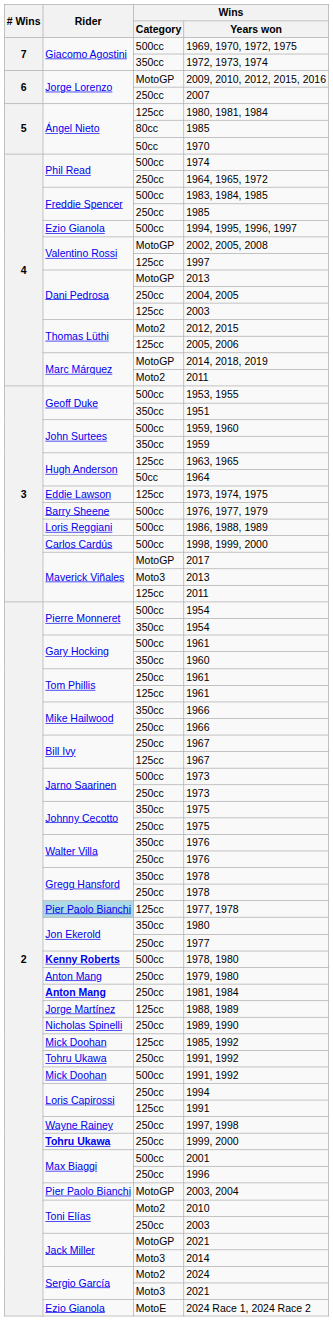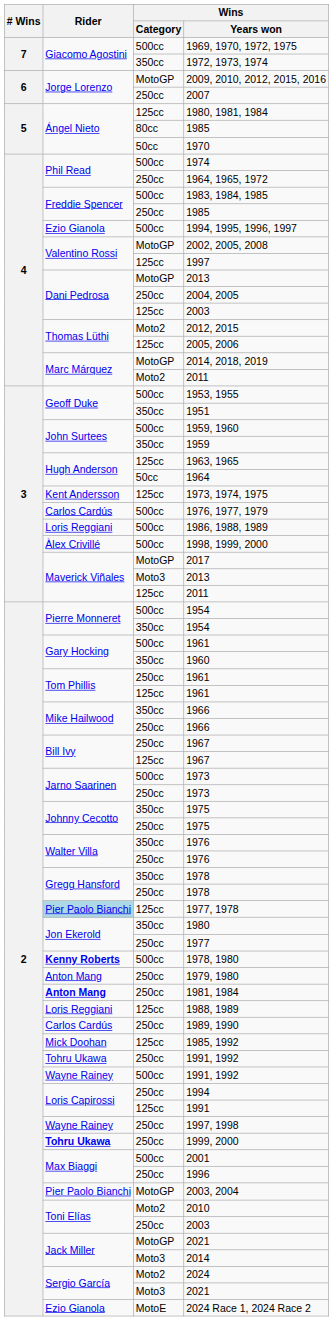(78, 494) Eddie Lawson -> (82, 494) Kent Andersson
(77, 511) Barry Sheene -> (79, 511) Carlos Cardús
(79, 544) Carlos Cardús -> (73, 544) Àlex Crivillé
(80, 1009) Jorge Martínez -> (79, 1009) Loris Reggiani
(84, 1026) Nicholas Spinelli -> (79, 1026) Carlos Cardús
(76, 1075) Mick Doohan -> (79, 1075) Wayne Rainey
